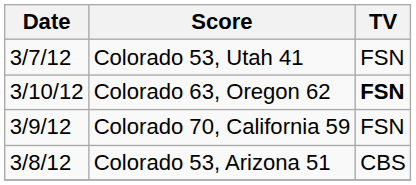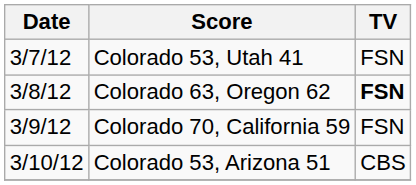(47, 92) 3/10/12 -> (40, 92) 3/8/12
(40, 162) 3/8/12 -> (47, 162) 3/10/12
